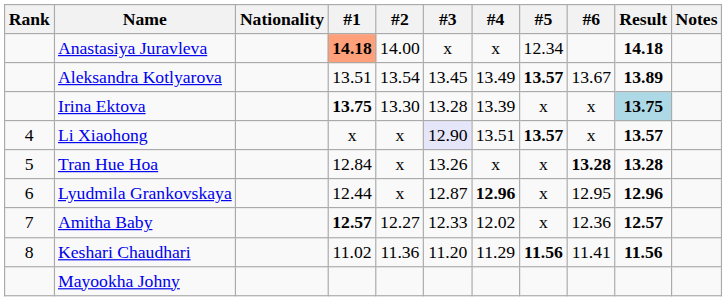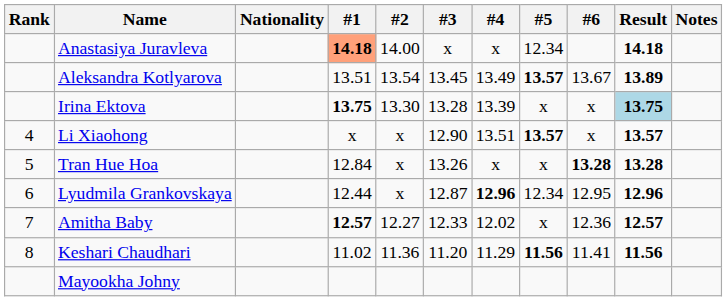(448, 135) lavender background -> (448, 135) no background
(543, 193) x -> (543, 193) 12.34
